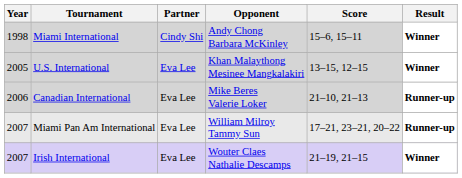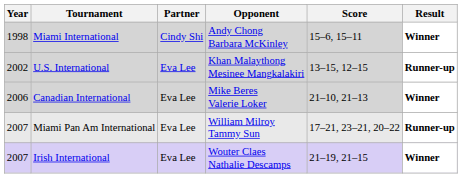(18, 67) 2005 -> (18, 67) 2002
(422, 67) Winner -> (430, 67) Runner-up
(430, 97) Runner-up -> (422, 97) Winner
